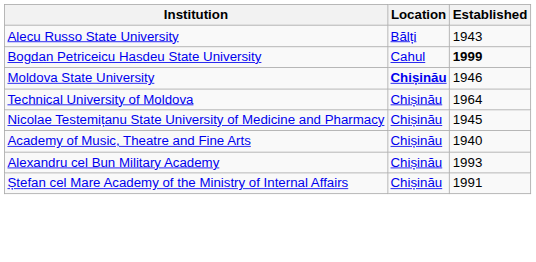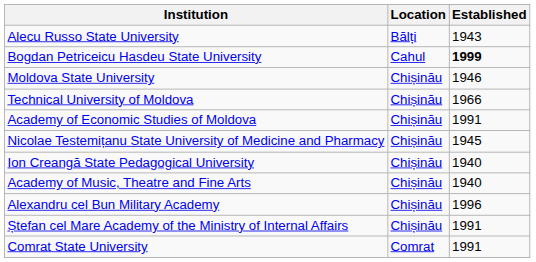(419, 78) bold -> (416, 78) normal
(468, 99) 1964 -> (467, 99) 1966
+ row: (132, 120)
+ row: (131, 162)
(468, 162) 1993 -> (467, 204) 1996
+ row: (78, 246)
